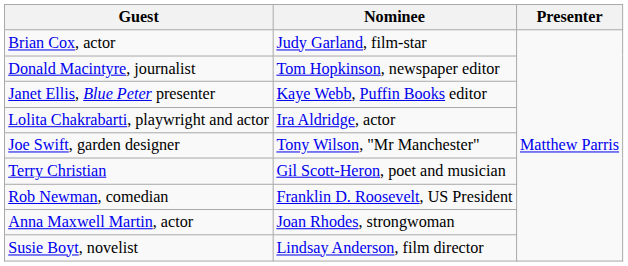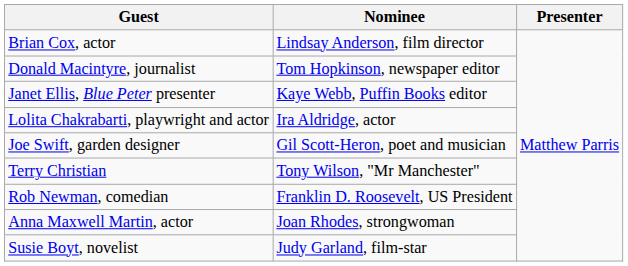(352, 42) Judy Garland, film-star -> (380, 42) Lindsay Anderson, film director
(378, 145) Tony Wilson, "Mr Manchester" -> (391, 145) Gil Scott-Heron, poet and musician
(391, 171) Gil Scott-Heron, poet and musician -> (378, 171) Tony Wilson, "Mr Manchester"
(380, 247) Lindsay Anderson, film director -> (352, 247) Judy Garland, film-star
